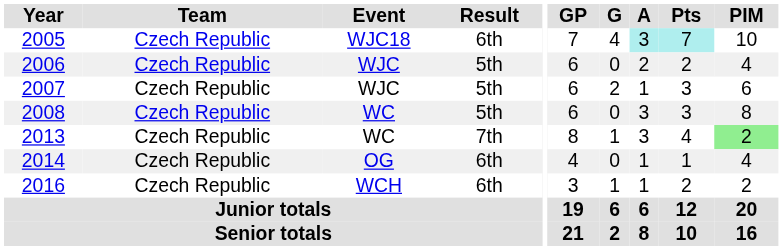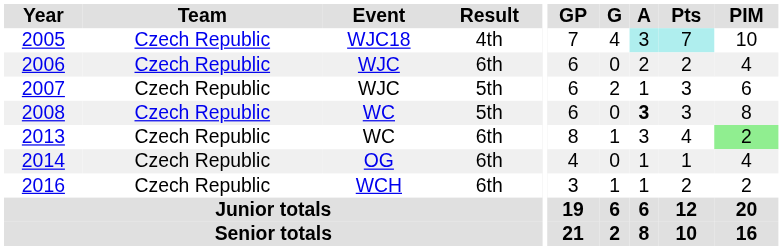(489, 40) 6th -> (489, 40) 4th
(489, 64) 5th -> (489, 64) 6th
(644, 112) normal -> (644, 112) bold
(489, 136) 7th -> (489, 136) 6th
